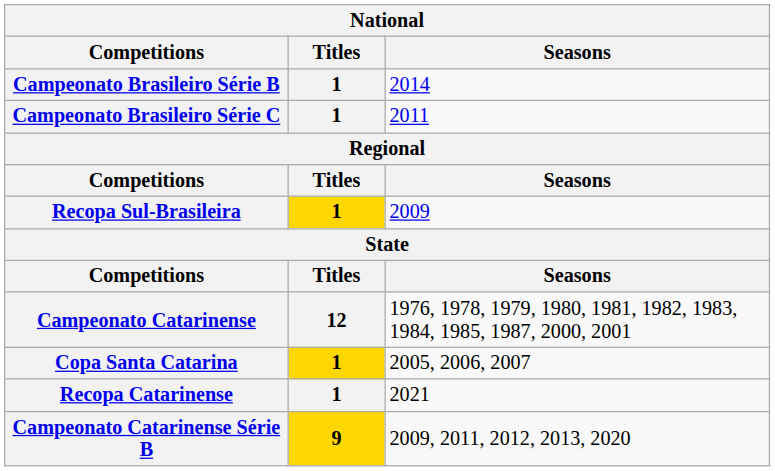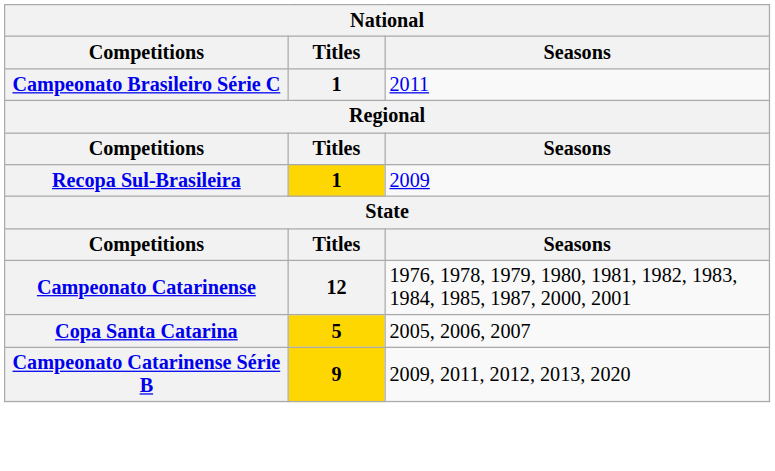- row: (146, 84)
(337, 362) 1 -> (337, 330) 5
- row: (146, 394)
